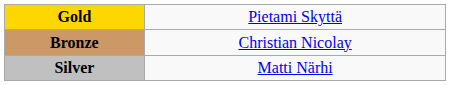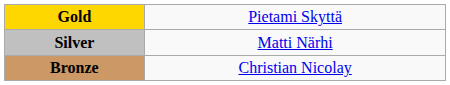rows swapped: (74, 67) <-> (74, 42)
